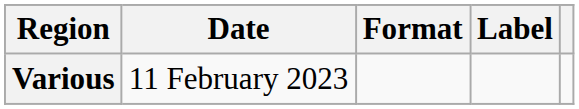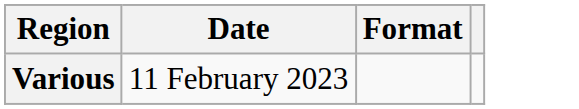- column: (515, 29)
